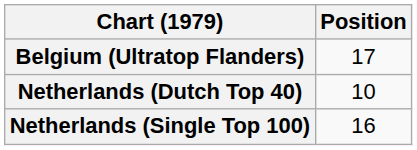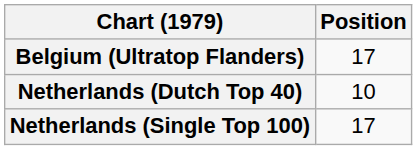(364, 126) 16 -> (364, 126) 17
